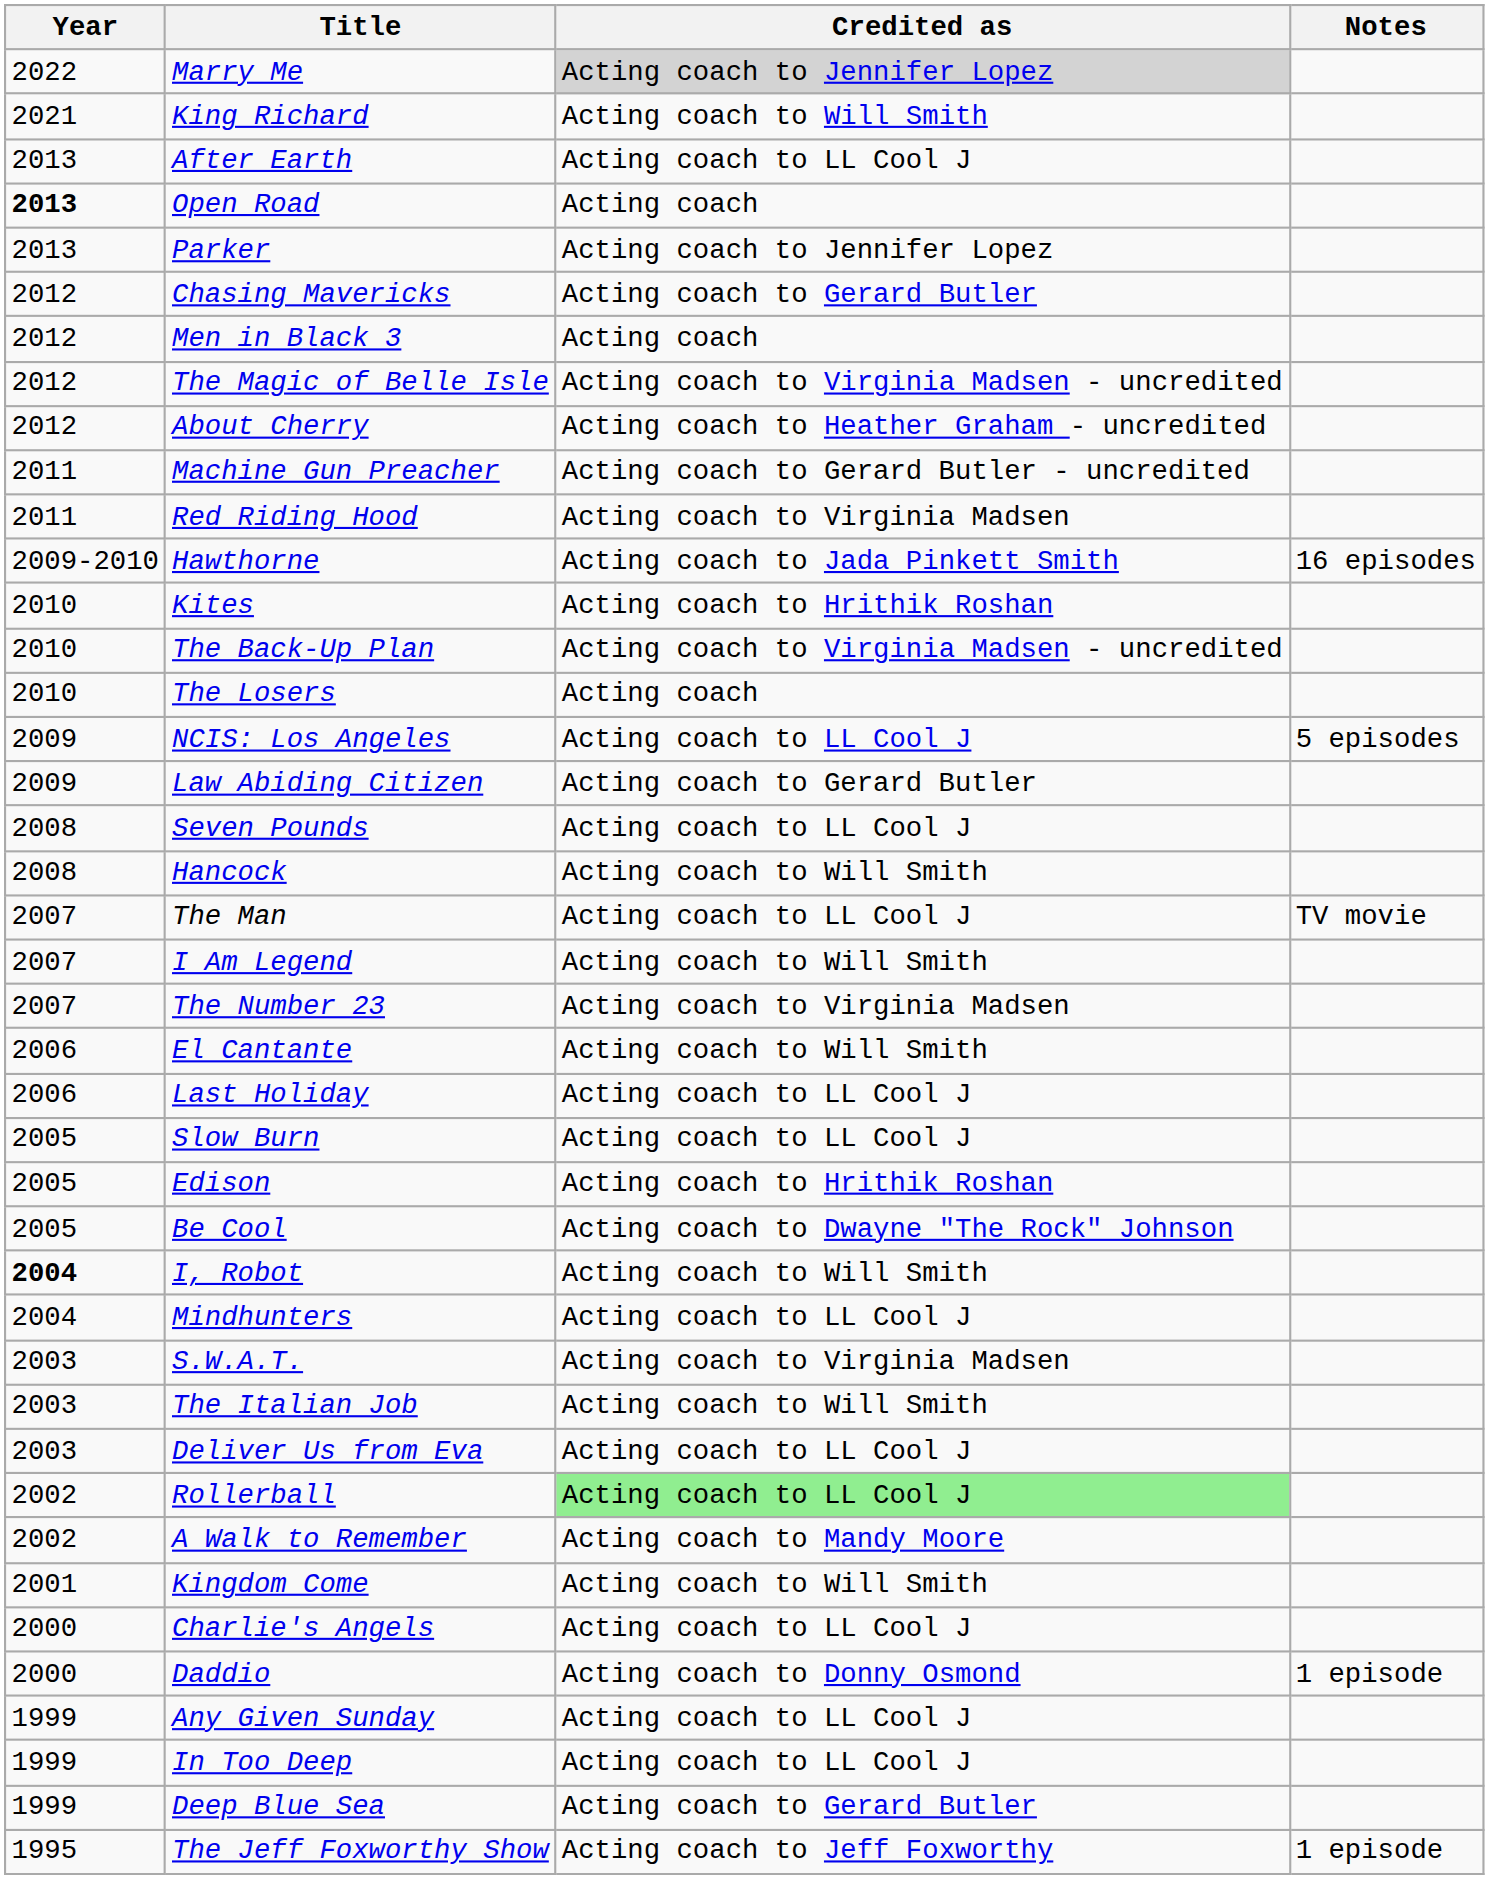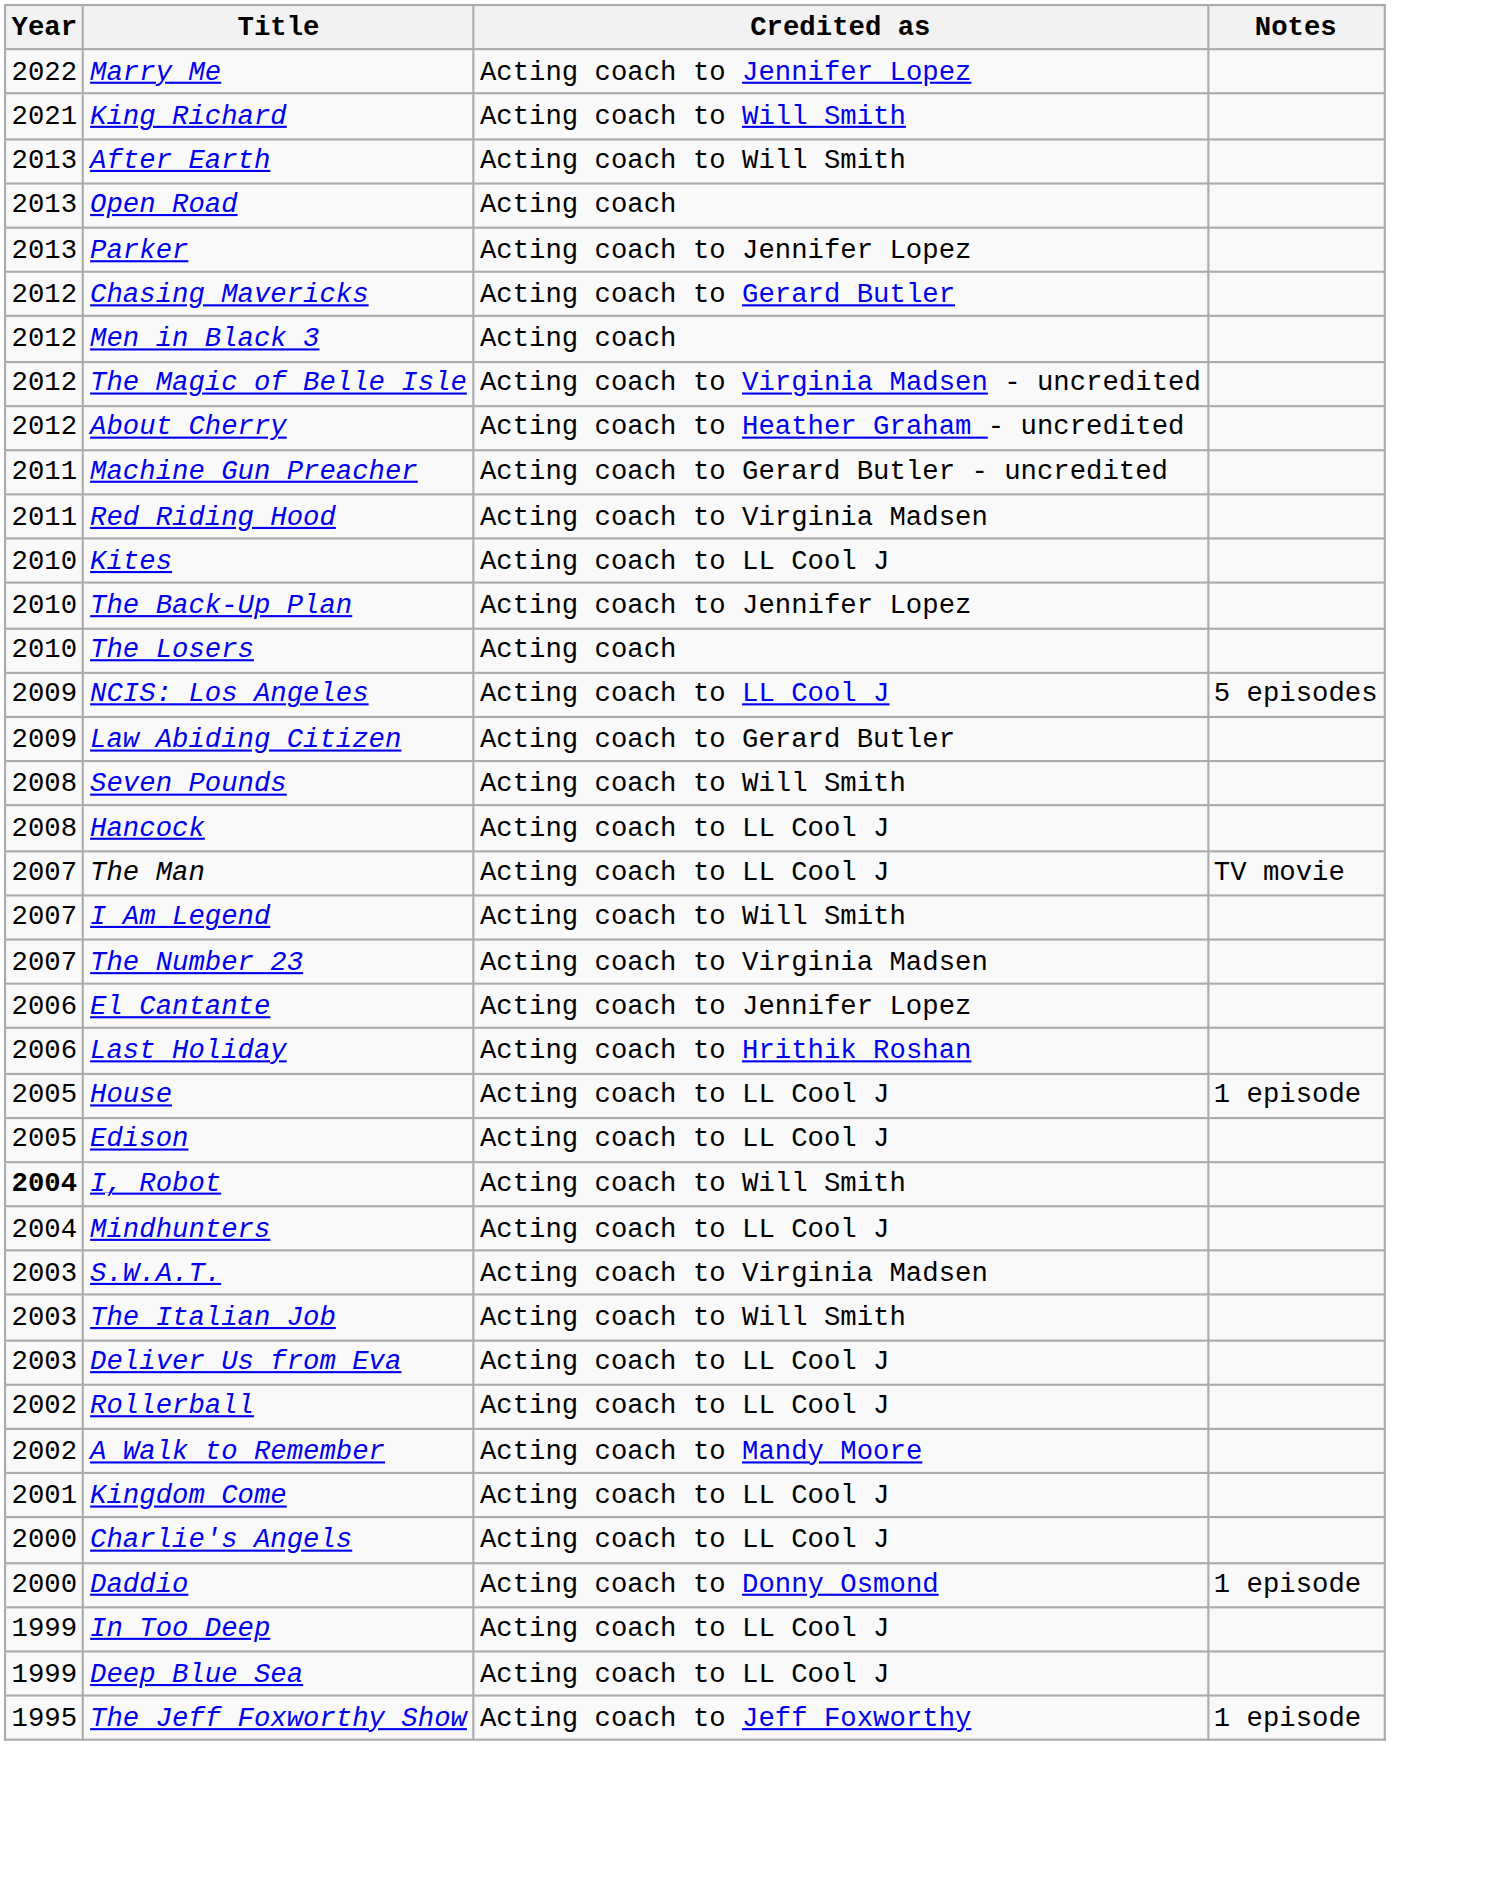(808, 72) lightgrey background -> (726, 72) no background
(767, 161) Acting coach to LL Cool J -> (693, 161) Acting coach to Will Smith
(44, 205) bold -> (44, 205) normal
- row: (246, 561)
(808, 606) Acting coach to Hrithik Roshan -> (685, 561) Acting coach to LL Cool J
(922, 650) Acting coach to Virginia Madsen - uncredited -> (726, 606) Acting coach to Jennifer Lopez
(767, 828) Acting coach to LL Cool J -> (693, 784) Acting coach to Will Smith
(775, 873) Acting coach to Will Smith -> (685, 828) Acting coach to LL Cool J
(775, 1051) Acting coach to Will Smith -> (726, 1006) Acting coach to Jennifer Lopez
(767, 1095) Acting coach to LL Cool J -> (726, 1051) Acting coach to Hrithik Roshan
+ row: (131, 1095)
- row: (246, 1140)
(808, 1184) Acting coach to Hrithik Roshan -> (685, 1140) Acting coach to LL Cool J
- row: (229, 1229)
(767, 1496) lightgreen background -> (685, 1407) no background
(775, 1585) Acting coach to Will Smith -> (685, 1496) Acting coach to LL Cool J
- row: (303, 1718)
(799, 1807) Acting coach to Gerard Butler -> (685, 1674) Acting coach to LL Cool J
